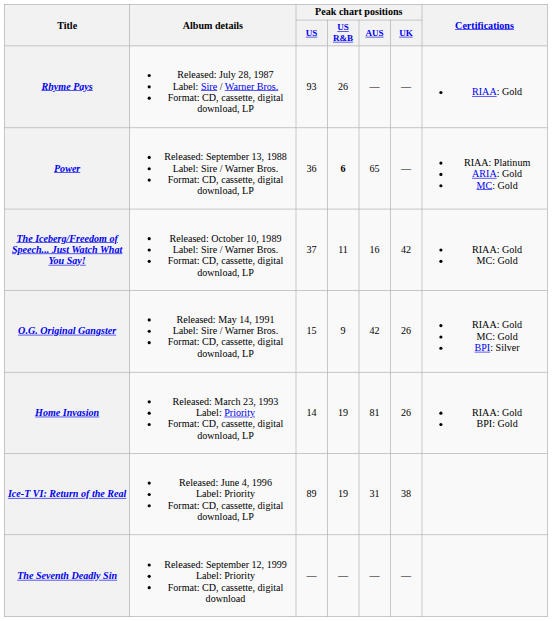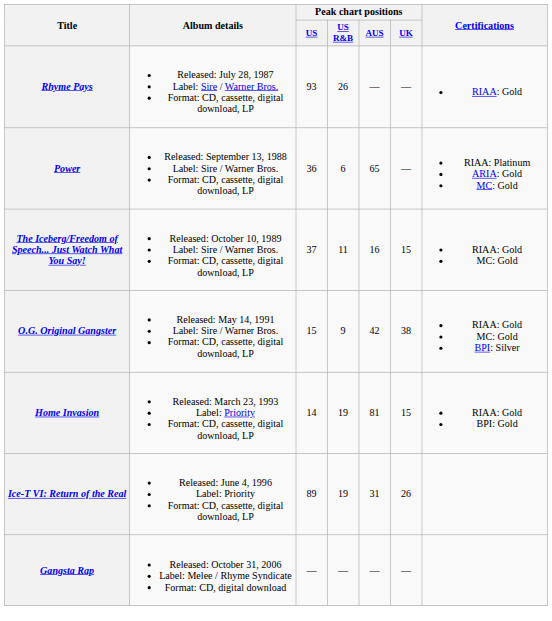(343, 168) bold -> (343, 168) normal
(406, 249) 42 -> (406, 249) 15
(406, 331) 26 -> (406, 331) 38
(406, 412) 26 -> (406, 412) 15
(406, 494) 38 -> (406, 494) 26
- row: (67, 575)
+ row: (67, 570)
